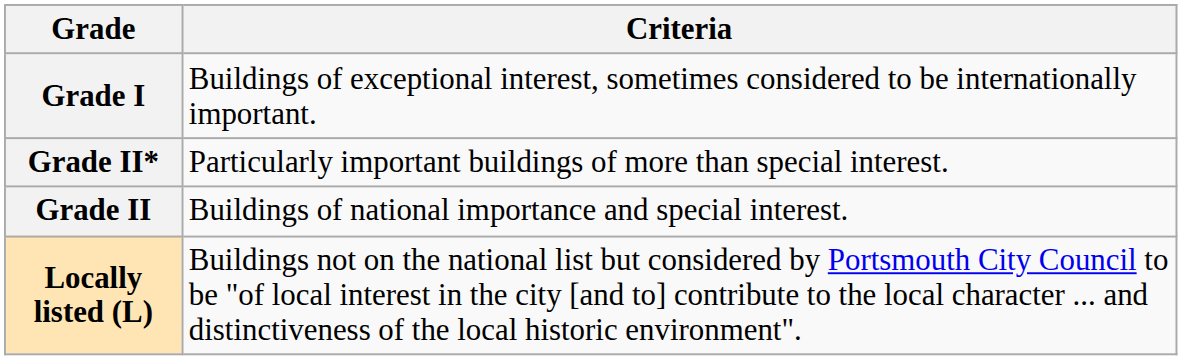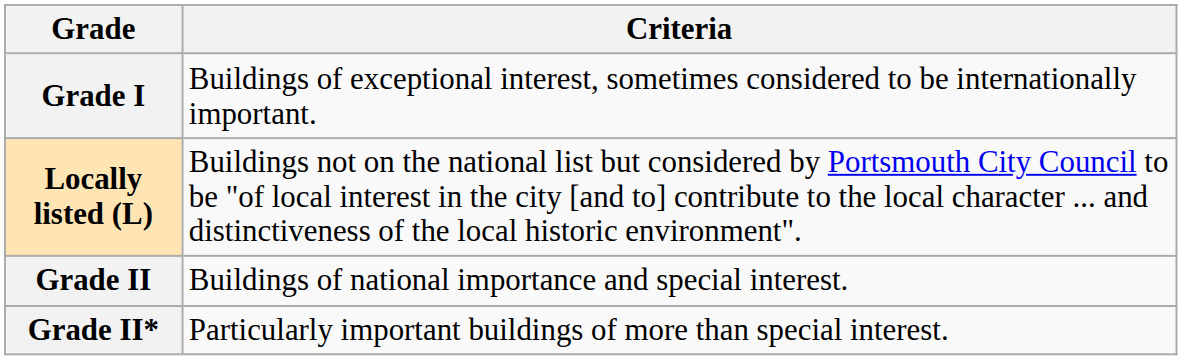rows swapped: (93, 161) <-> (93, 294)
